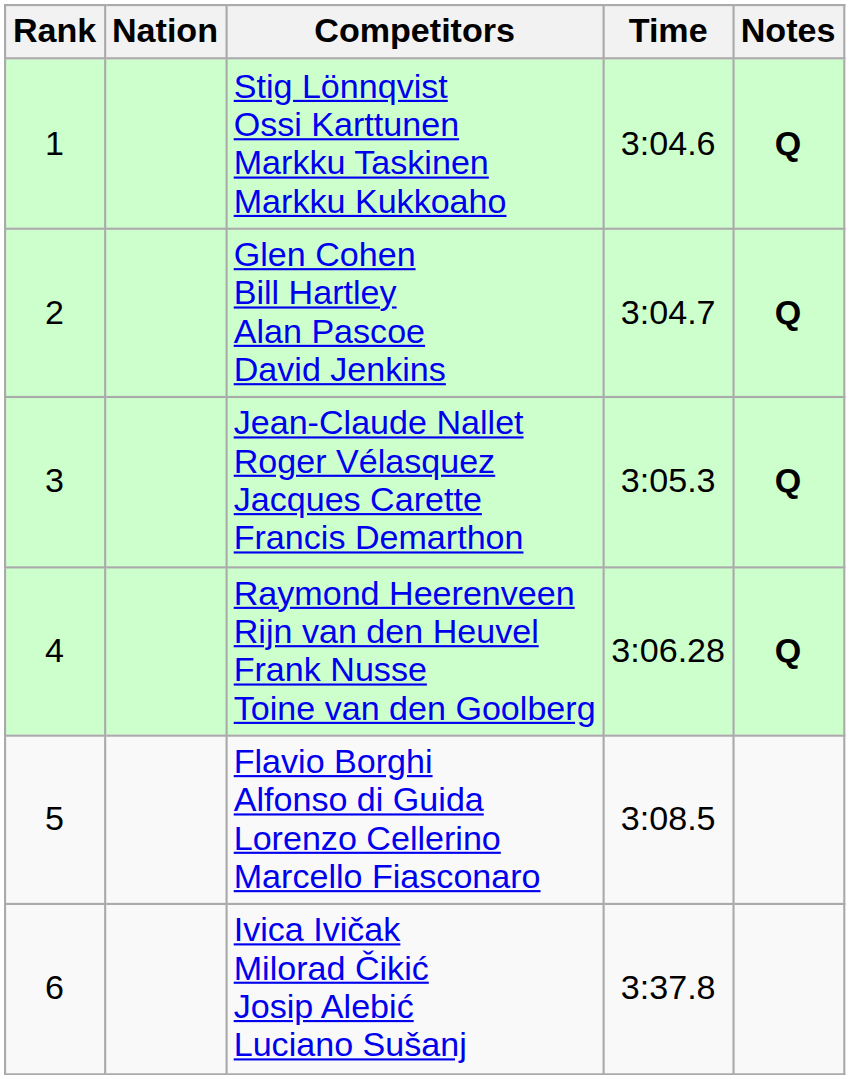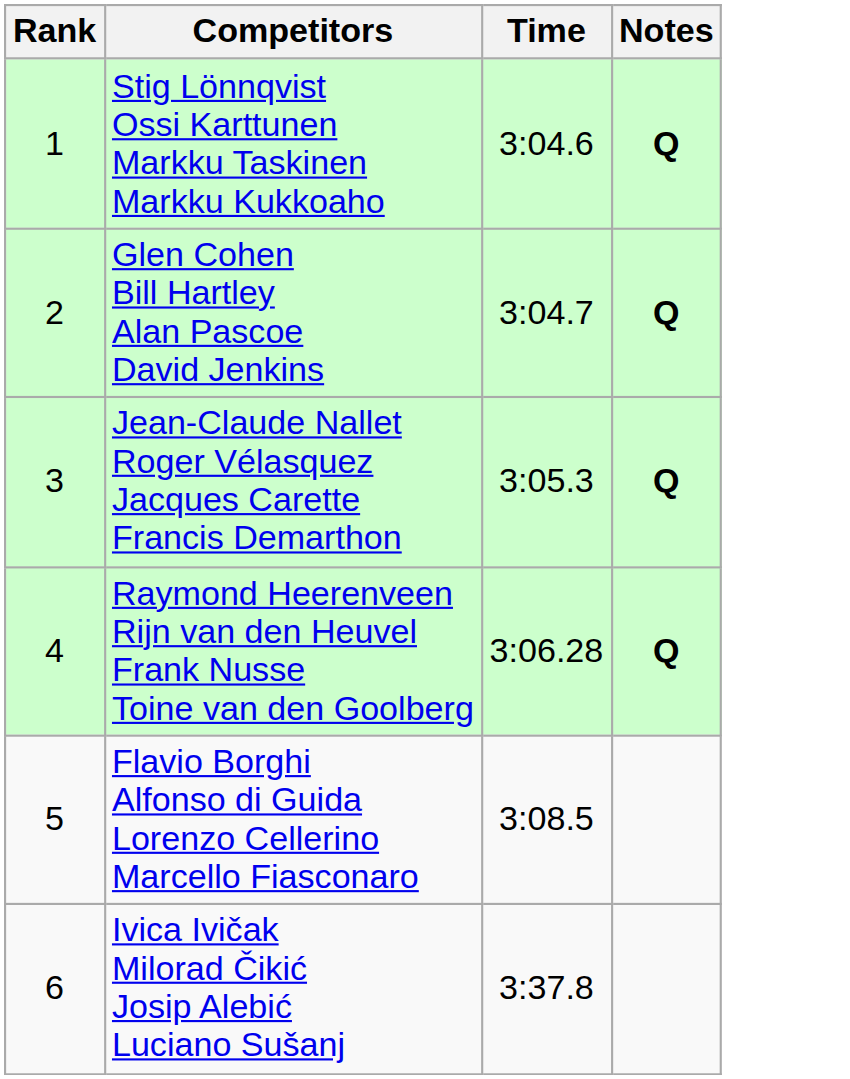- column: (165, 31)
